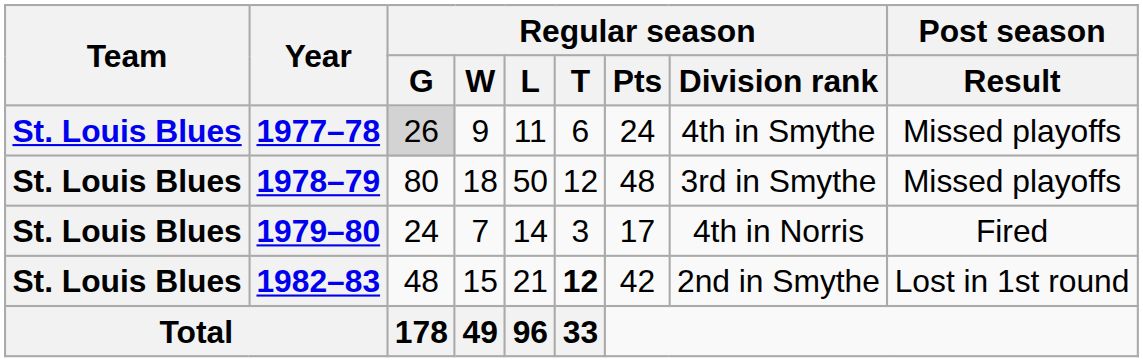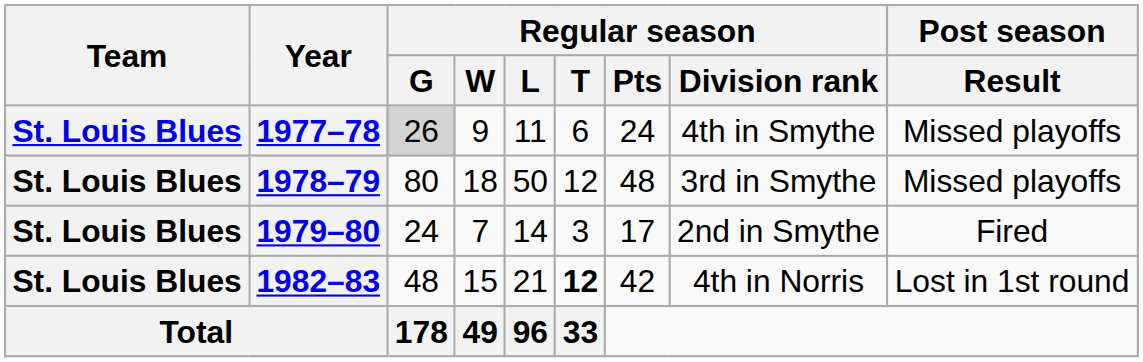(778, 232) 4th in Norris -> (778, 232) 2nd in Smythe
(778, 282) 2nd in Smythe -> (778, 282) 4th in Norris
